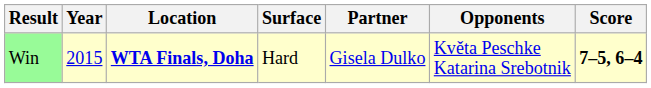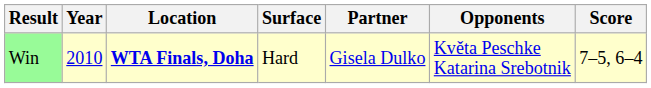(84, 57) 2015 -> (84, 57) 2010
(611, 57) bold -> (611, 57) normal
